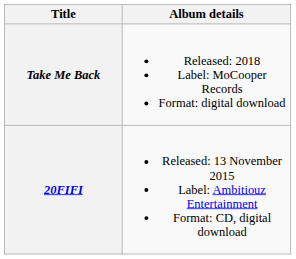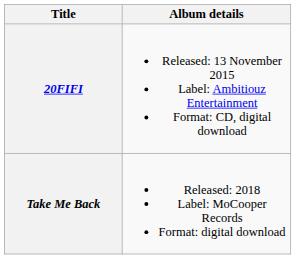rows swapped: (63, 189) <-> (63, 74)
